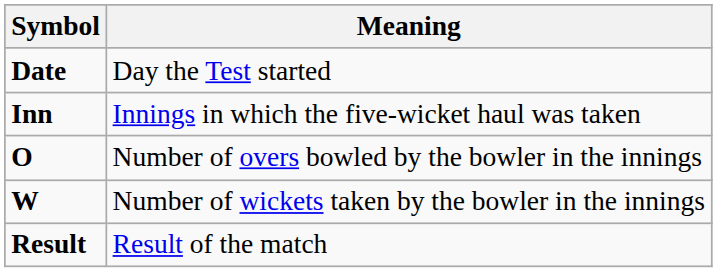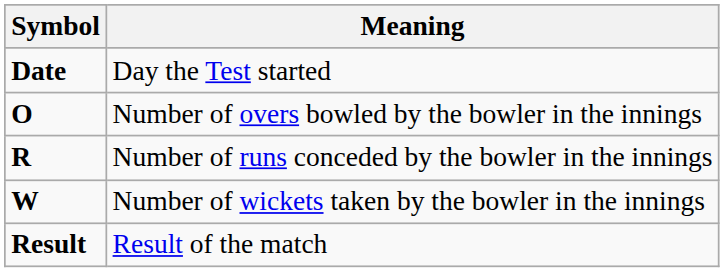- row: (32, 113)
+ row: (21, 157)
